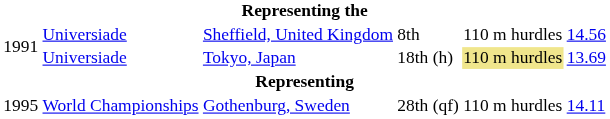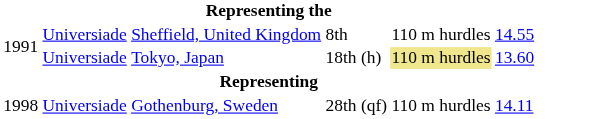(586, 34) 14.56 -> (515, 34) 14.55
(586, 57) 13.69 -> (515, 57) 13.60
(21, 105) 1995 -> (21, 105) 1998
(121, 105) World Championships -> (85, 105) Universiade
